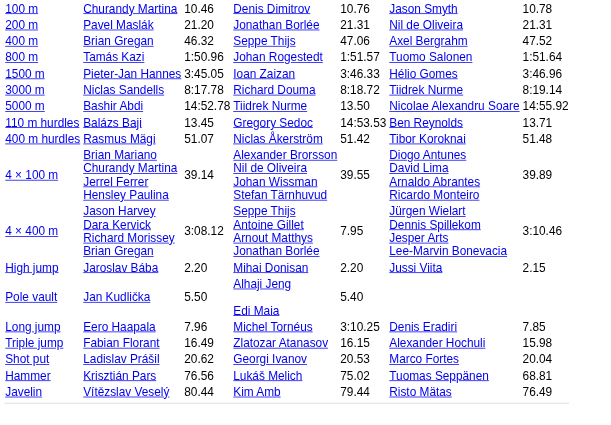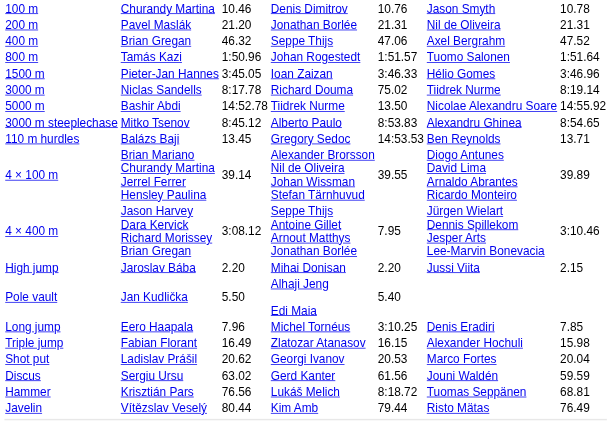(360, 90) 8:18.72 -> (393, 90) 75.02
+ row: (62, 122)
- row: (43, 139)
+ row: (23, 376)
(355, 376) 75.02 -> (398, 392) 8:18.72
